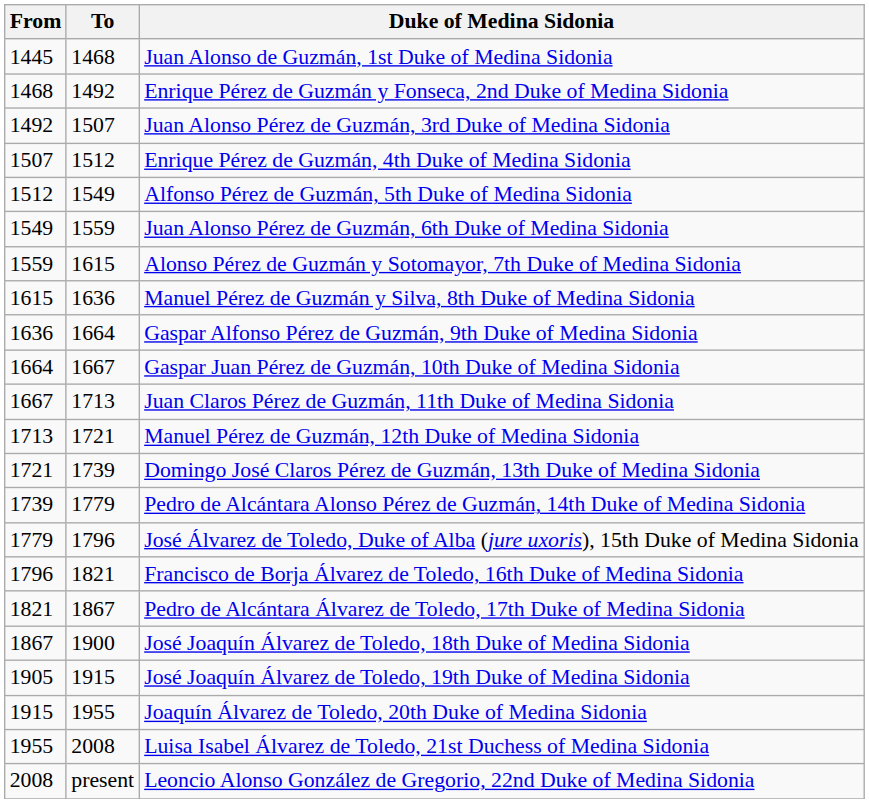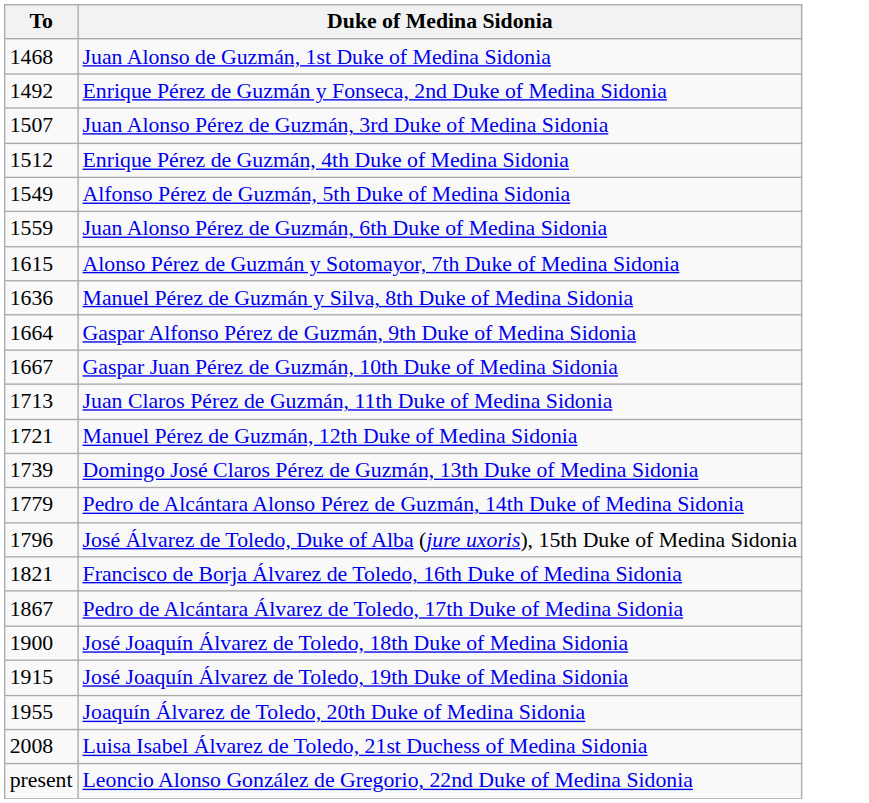- column: (35, 21)
